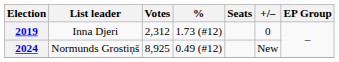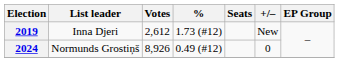(157, 31) 2,312 -> (157, 31) 2,612
(268, 31) 0 -> (268, 31) New
(157, 48) 8,925 -> (157, 48) 8,926
(268, 48) New -> (268, 48) 0
